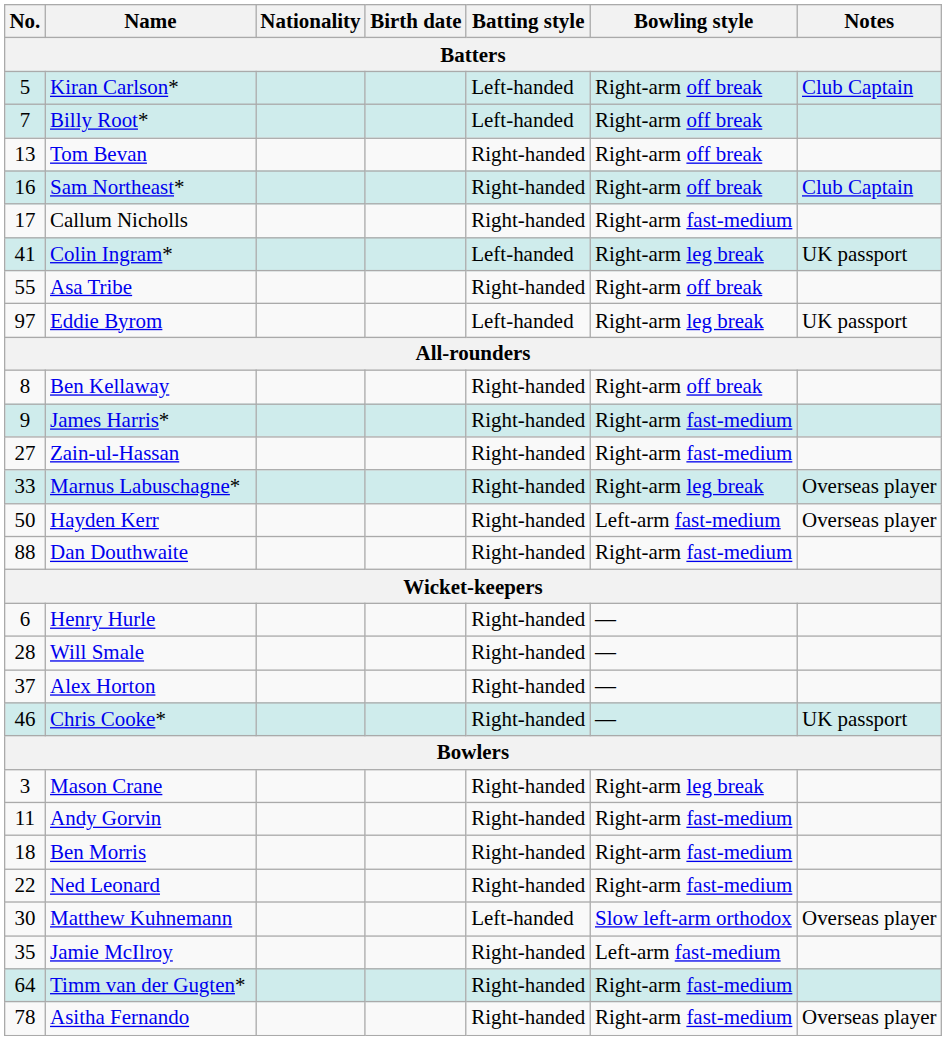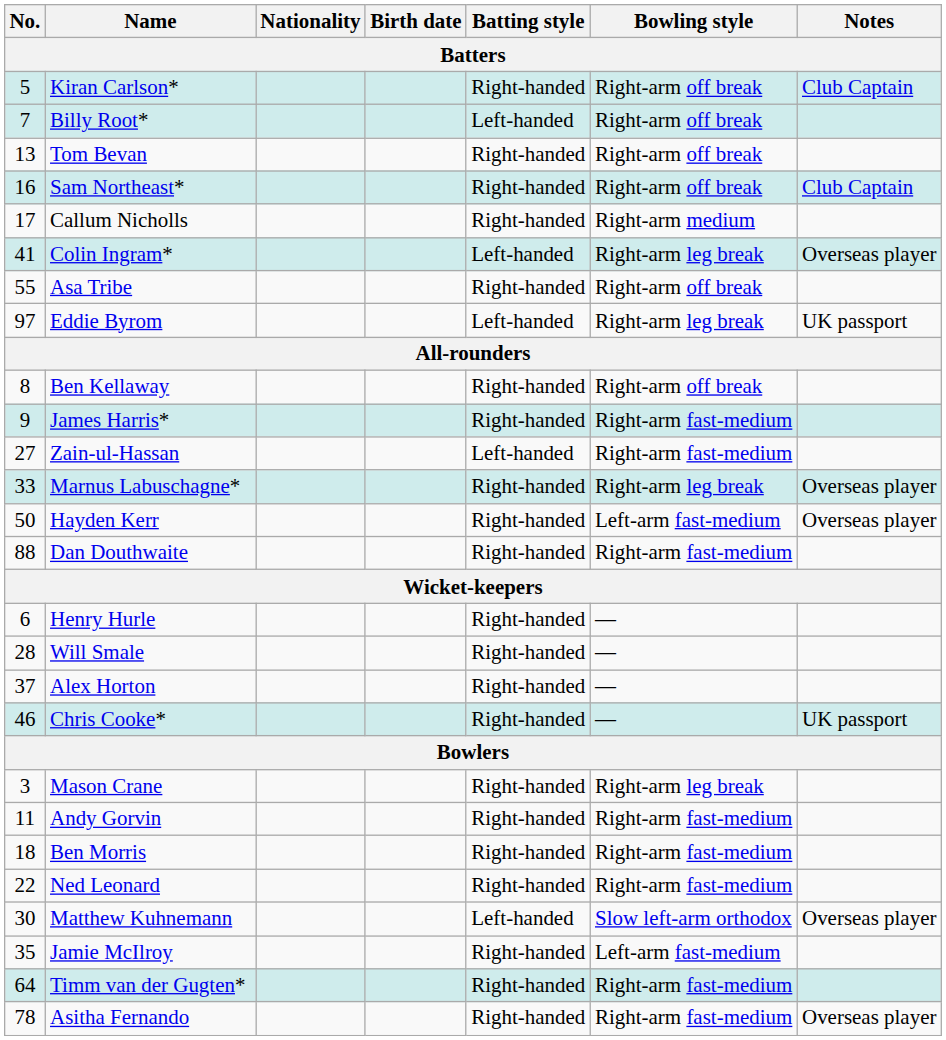(522, 87) Left-handed -> (528, 87) Right-handed
(694, 220) Right-arm fast-medium -> (675, 220) Right-arm medium
(855, 253) UK passport -> (869, 253) Overseas player
(528, 453) Right-handed -> (522, 453) Left-handed
